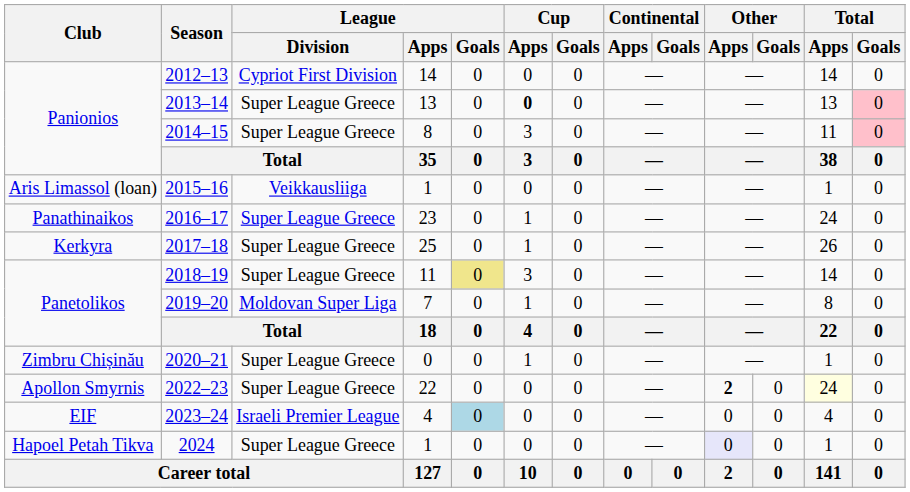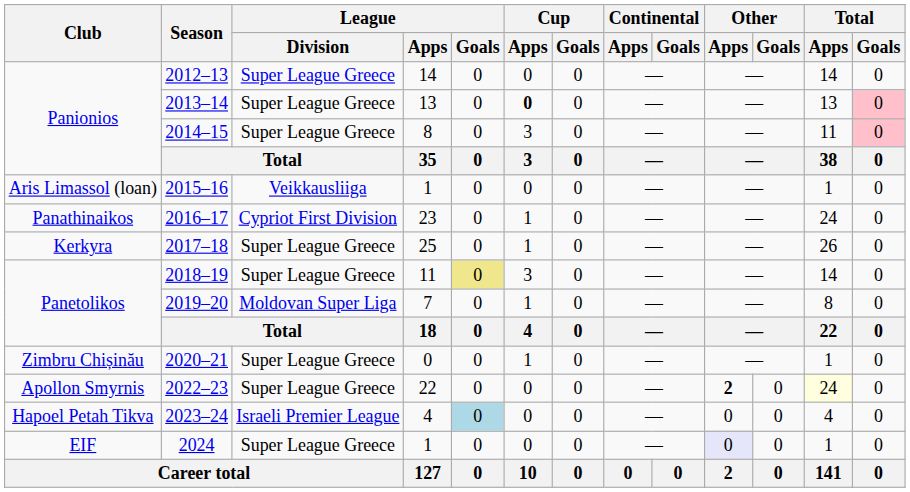(318, 75) Cypriot First Division -> (318, 75) Super League Greece
(318, 217) Super League Greece -> (318, 217) Cypriot First Division
(83, 416) EIF -> (83, 416) Hapoel Petah Tikva
(83, 445) Hapoel Petah Tikva -> (83, 445) EIF
